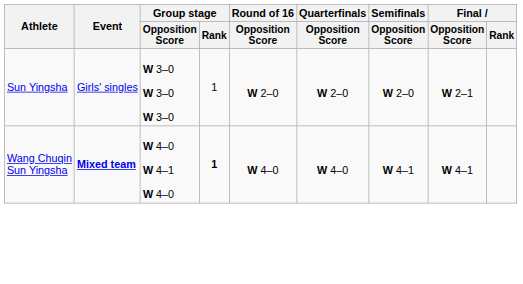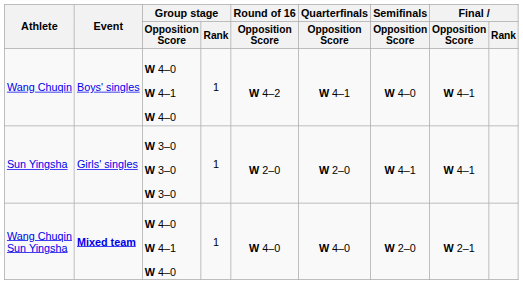+ row: (39, 88)
(398, 94) W 2–0 -> (400, 171) W 4–1
(457, 94) W 2–1 -> (459, 171) W 4–1
(214, 165) bold -> (216, 242) normal
(398, 171) W 4–1 -> (400, 248) W 2–0
(457, 171) W 4–1 -> (459, 248) W 2–1
